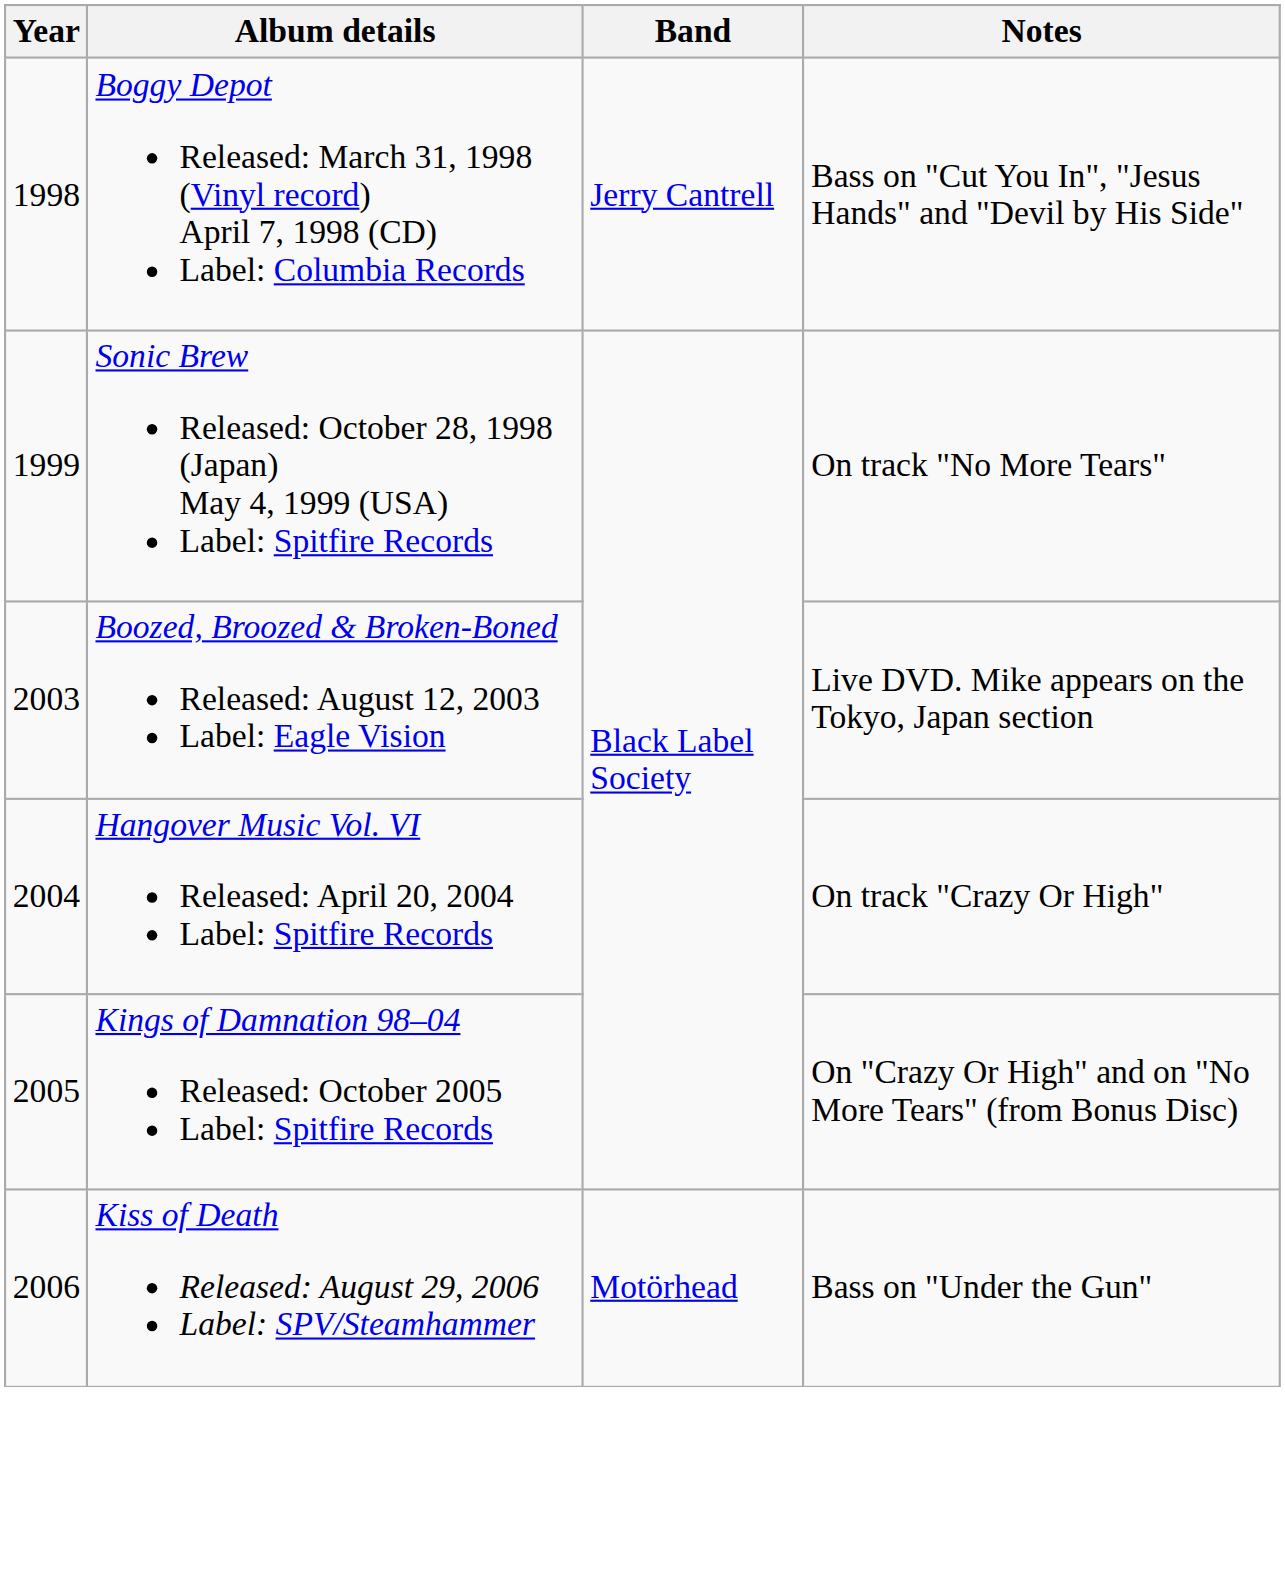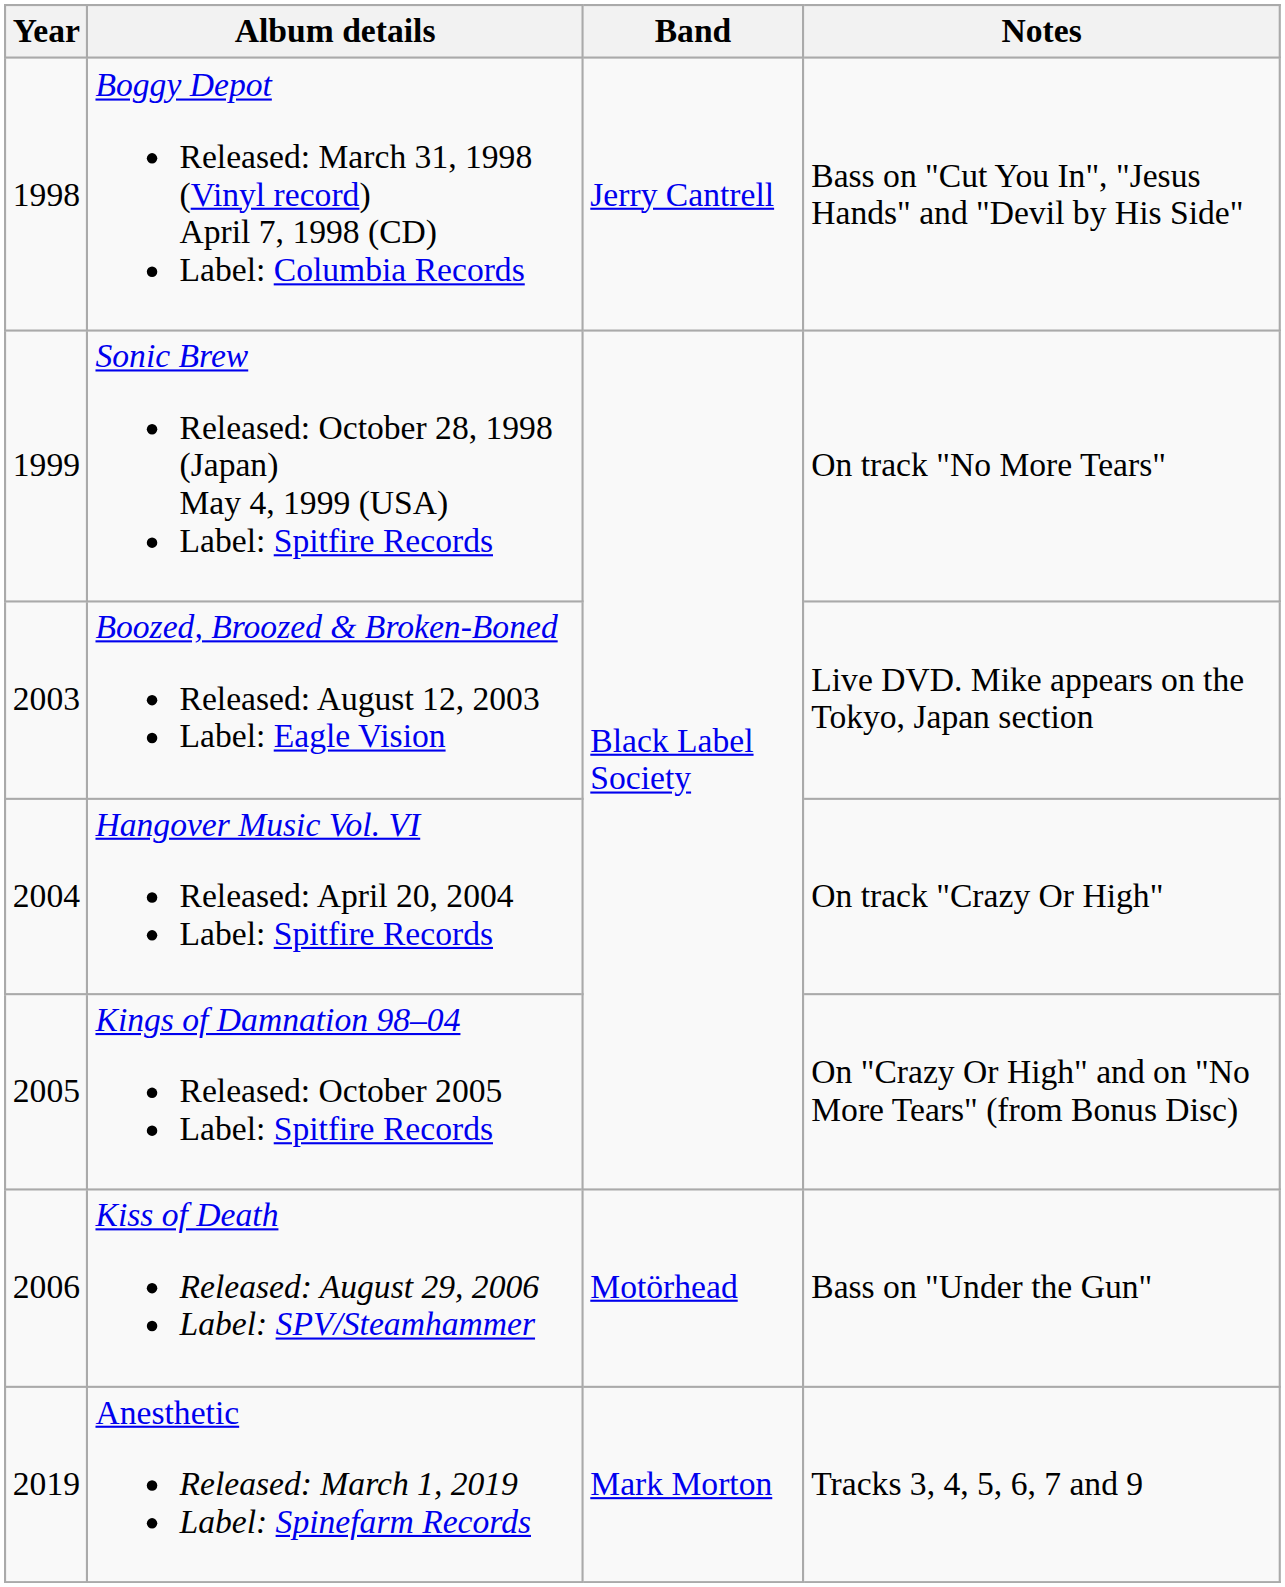+ row: (335, 1467)
